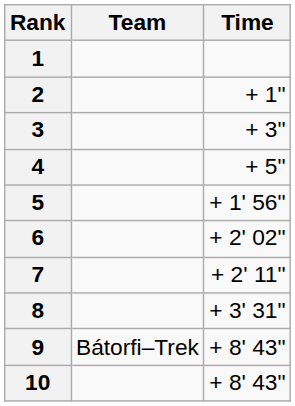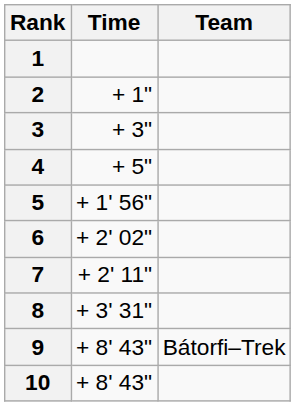columns swapped: (137, 22) <-> (247, 22)
